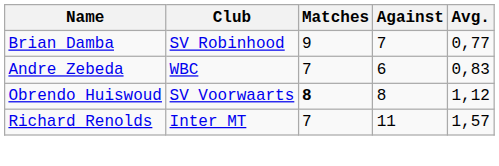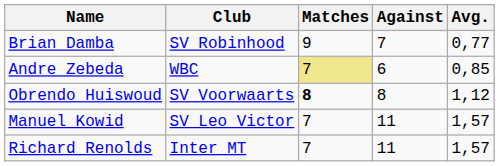(307, 70) no background -> (307, 70) khaki background
(471, 70) 0,83 -> (471, 70) 0,85
+ row: (66, 122)
